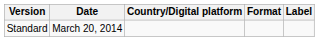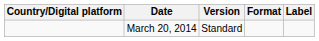columns swapped: (185, 12) <-> (27, 12)
